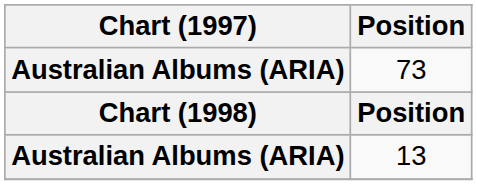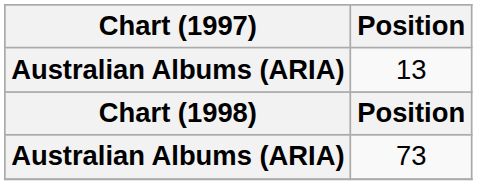rows swapped: (411, 156) <-> (411, 69)
